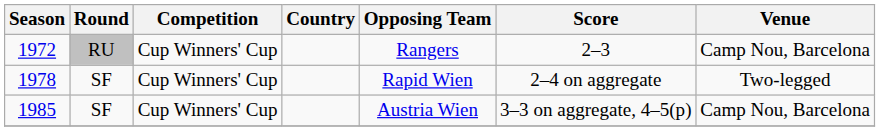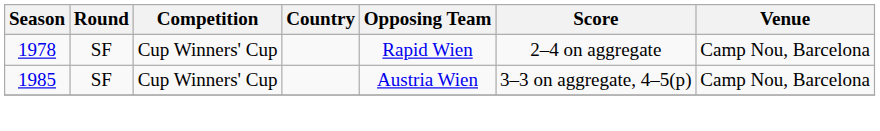- row: (37, 49)
(785, 79) Two-legged -> (785, 49) Camp Nou, Barcelona
